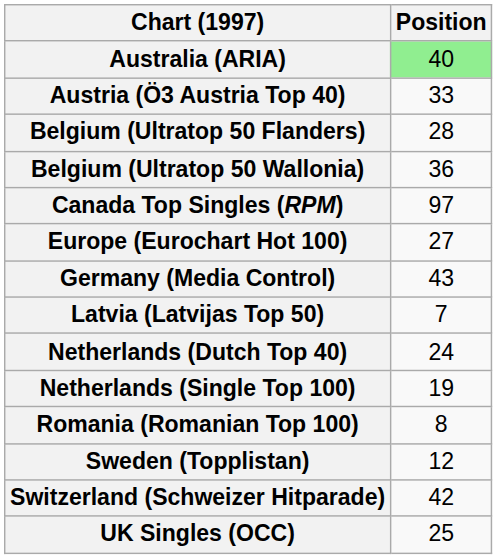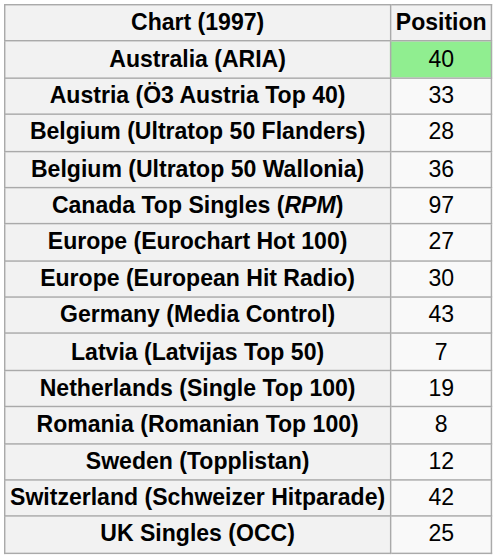+ row: (198, 278)
- row: (198, 351)
